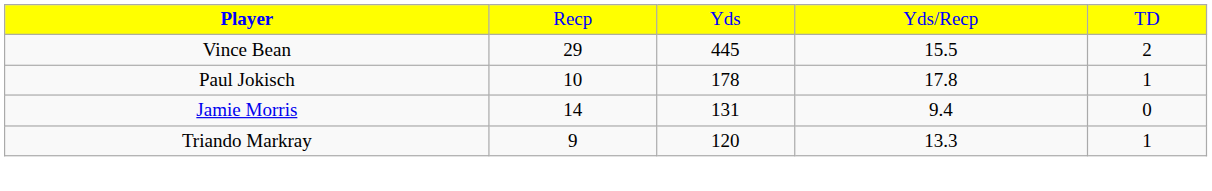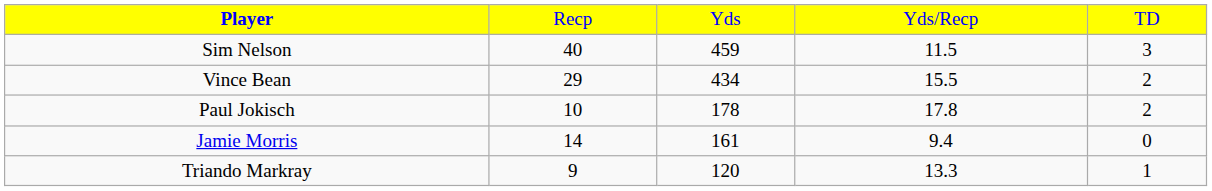+ row: (247, 49)
(725, 49) 445 -> (725, 79) 434
(1147, 79) 1 -> (1147, 110) 2
(725, 110) 131 -> (725, 140) 161
